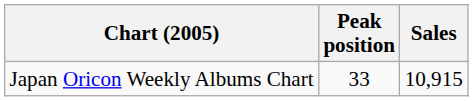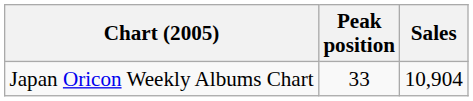(434, 78) 10,915 -> (434, 78) 10,904
